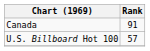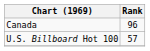(132, 25) 91 -> (132, 25) 96
